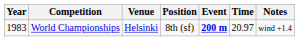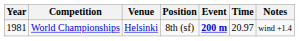(17, 28) 1983 -> (17, 28) 1981
